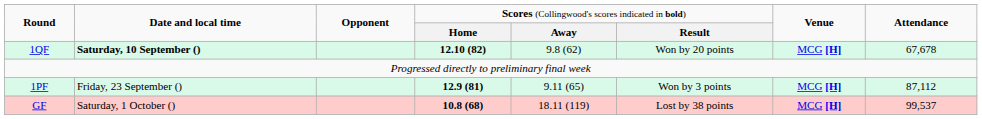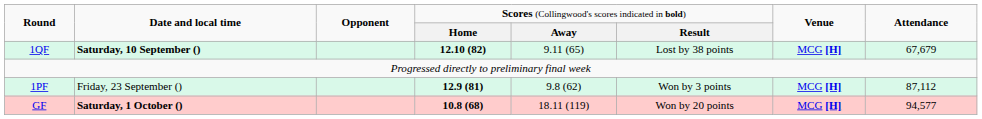(564, 50) 9.8 (62) -> (564, 50) 9.11 (65)
(695, 50) Won by 20 points -> (695, 50) Lost by 38 points
(921, 50) 67,678 -> (921, 50) 67,679
(564, 87) 9.11 (65) -> (564, 87) 9.8 (62)
(126, 105) normal -> (130, 105) bold
(695, 105) Lost by 38 points -> (695, 105) Won by 20 points
(921, 105) 99,537 -> (921, 105) 94,577
